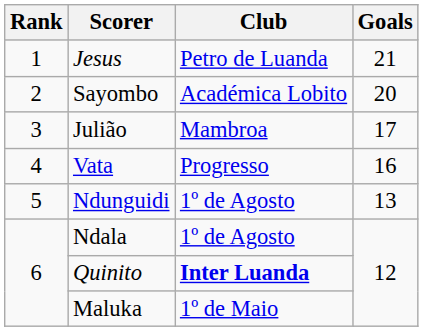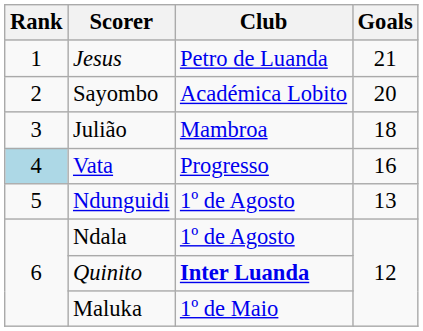(385, 129) 17 -> (385, 129) 18
(36, 165) no background -> (36, 165) lightblue background
